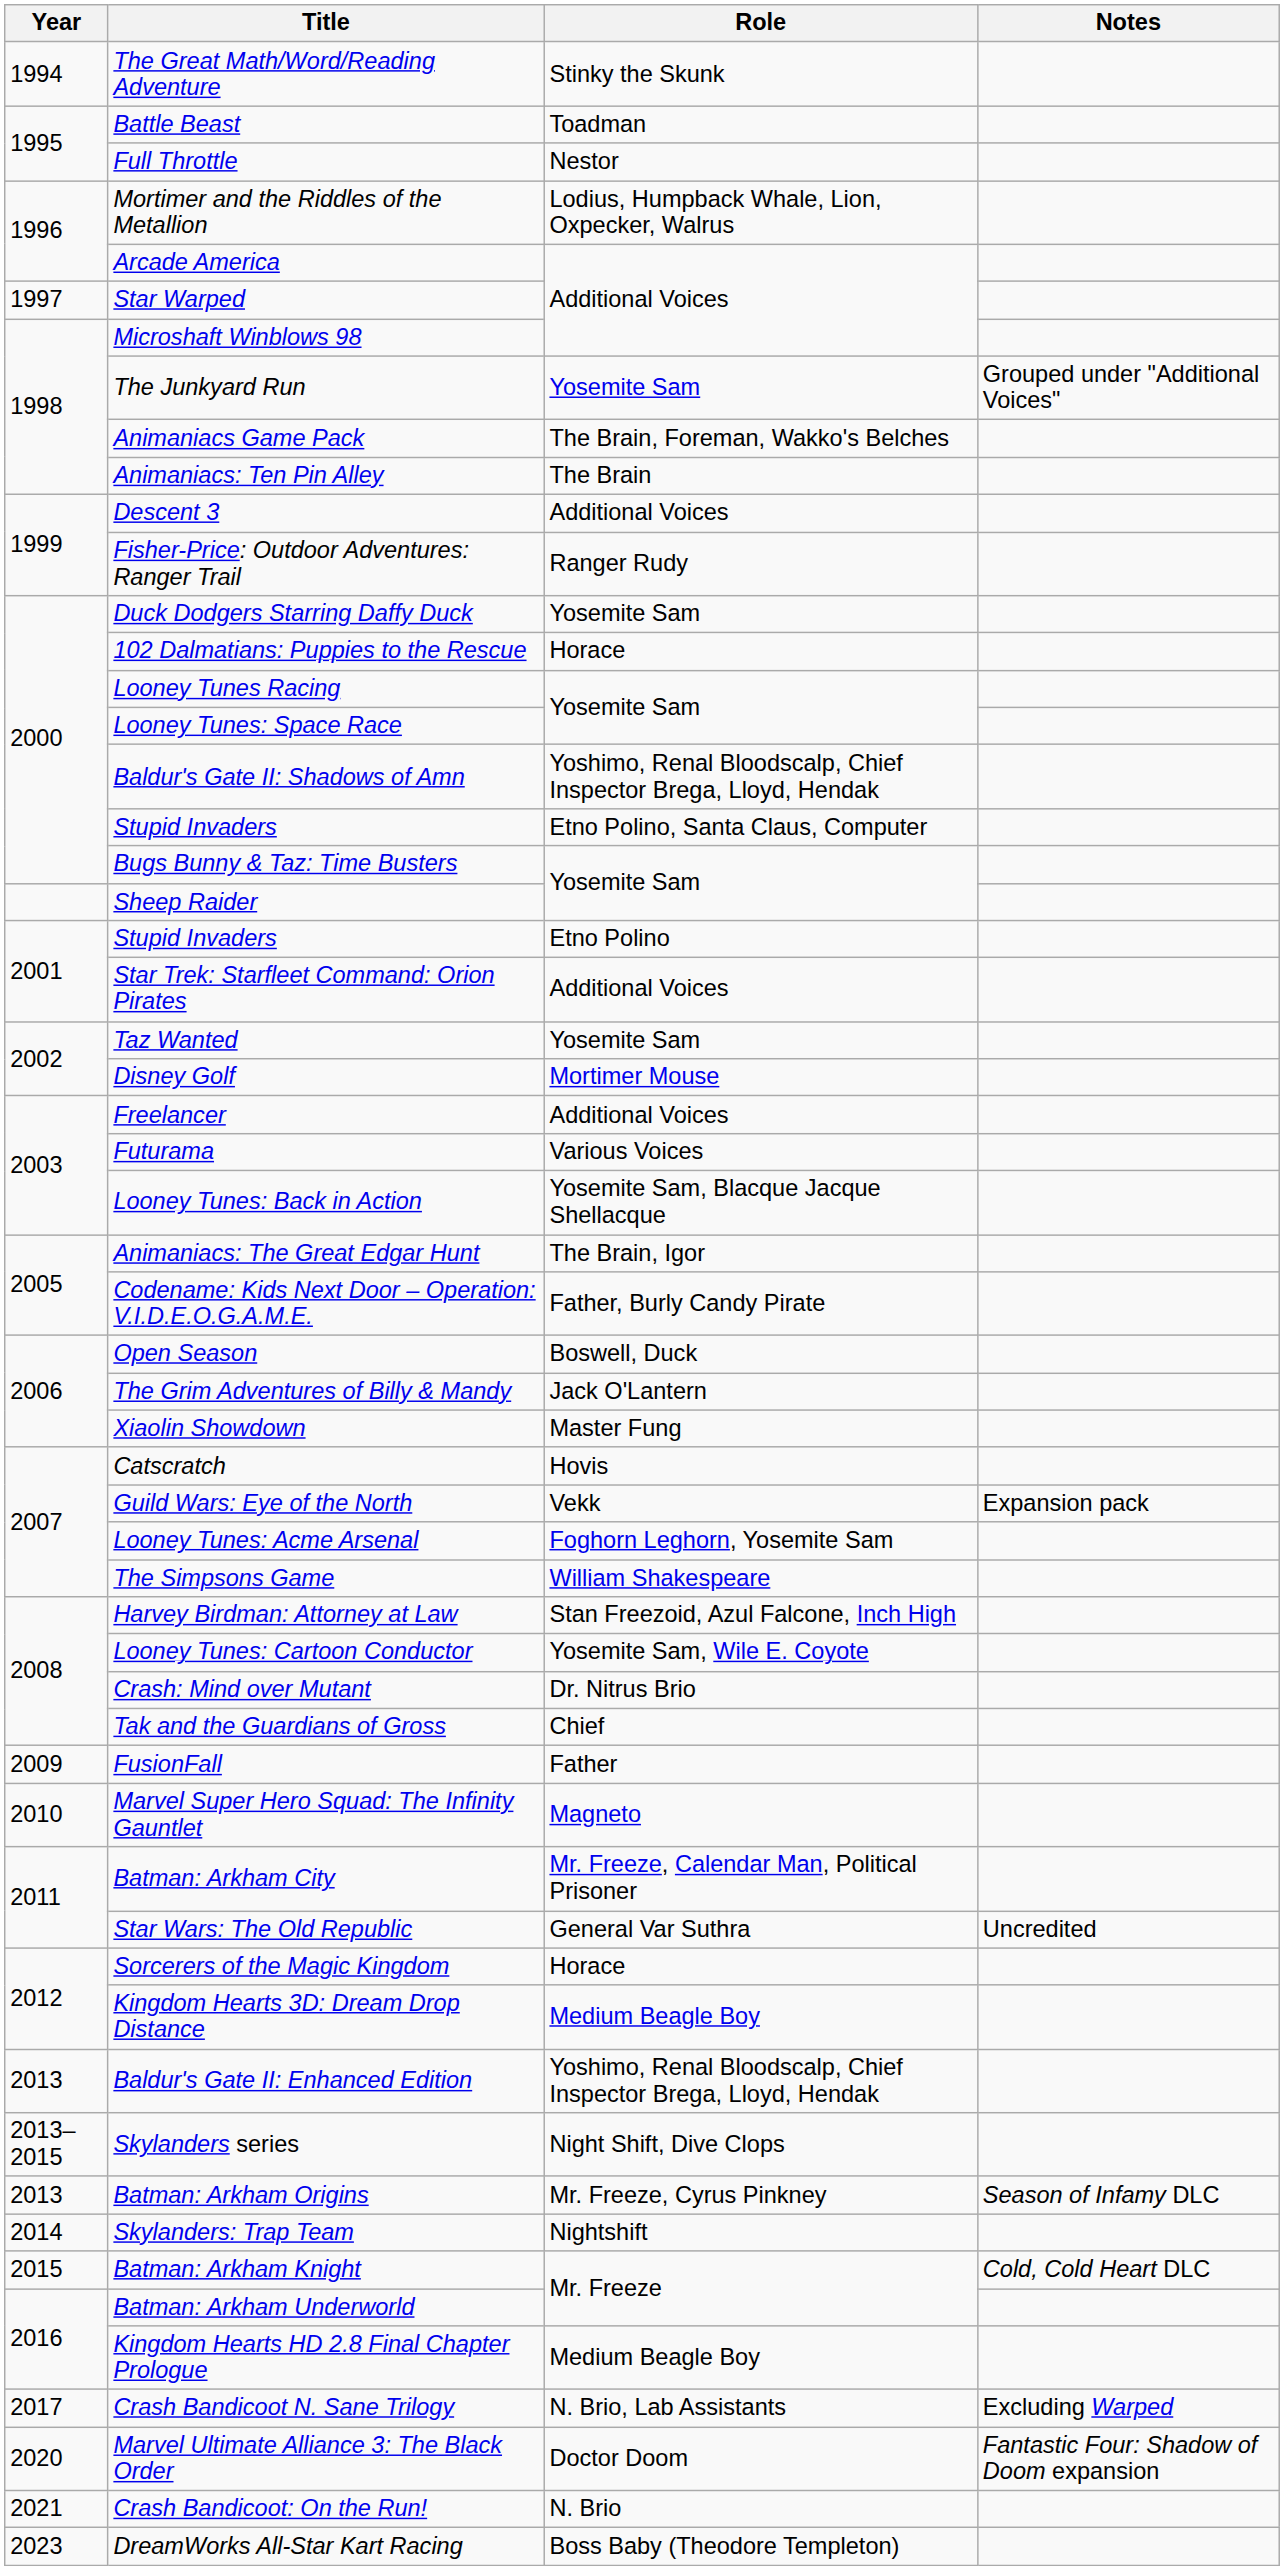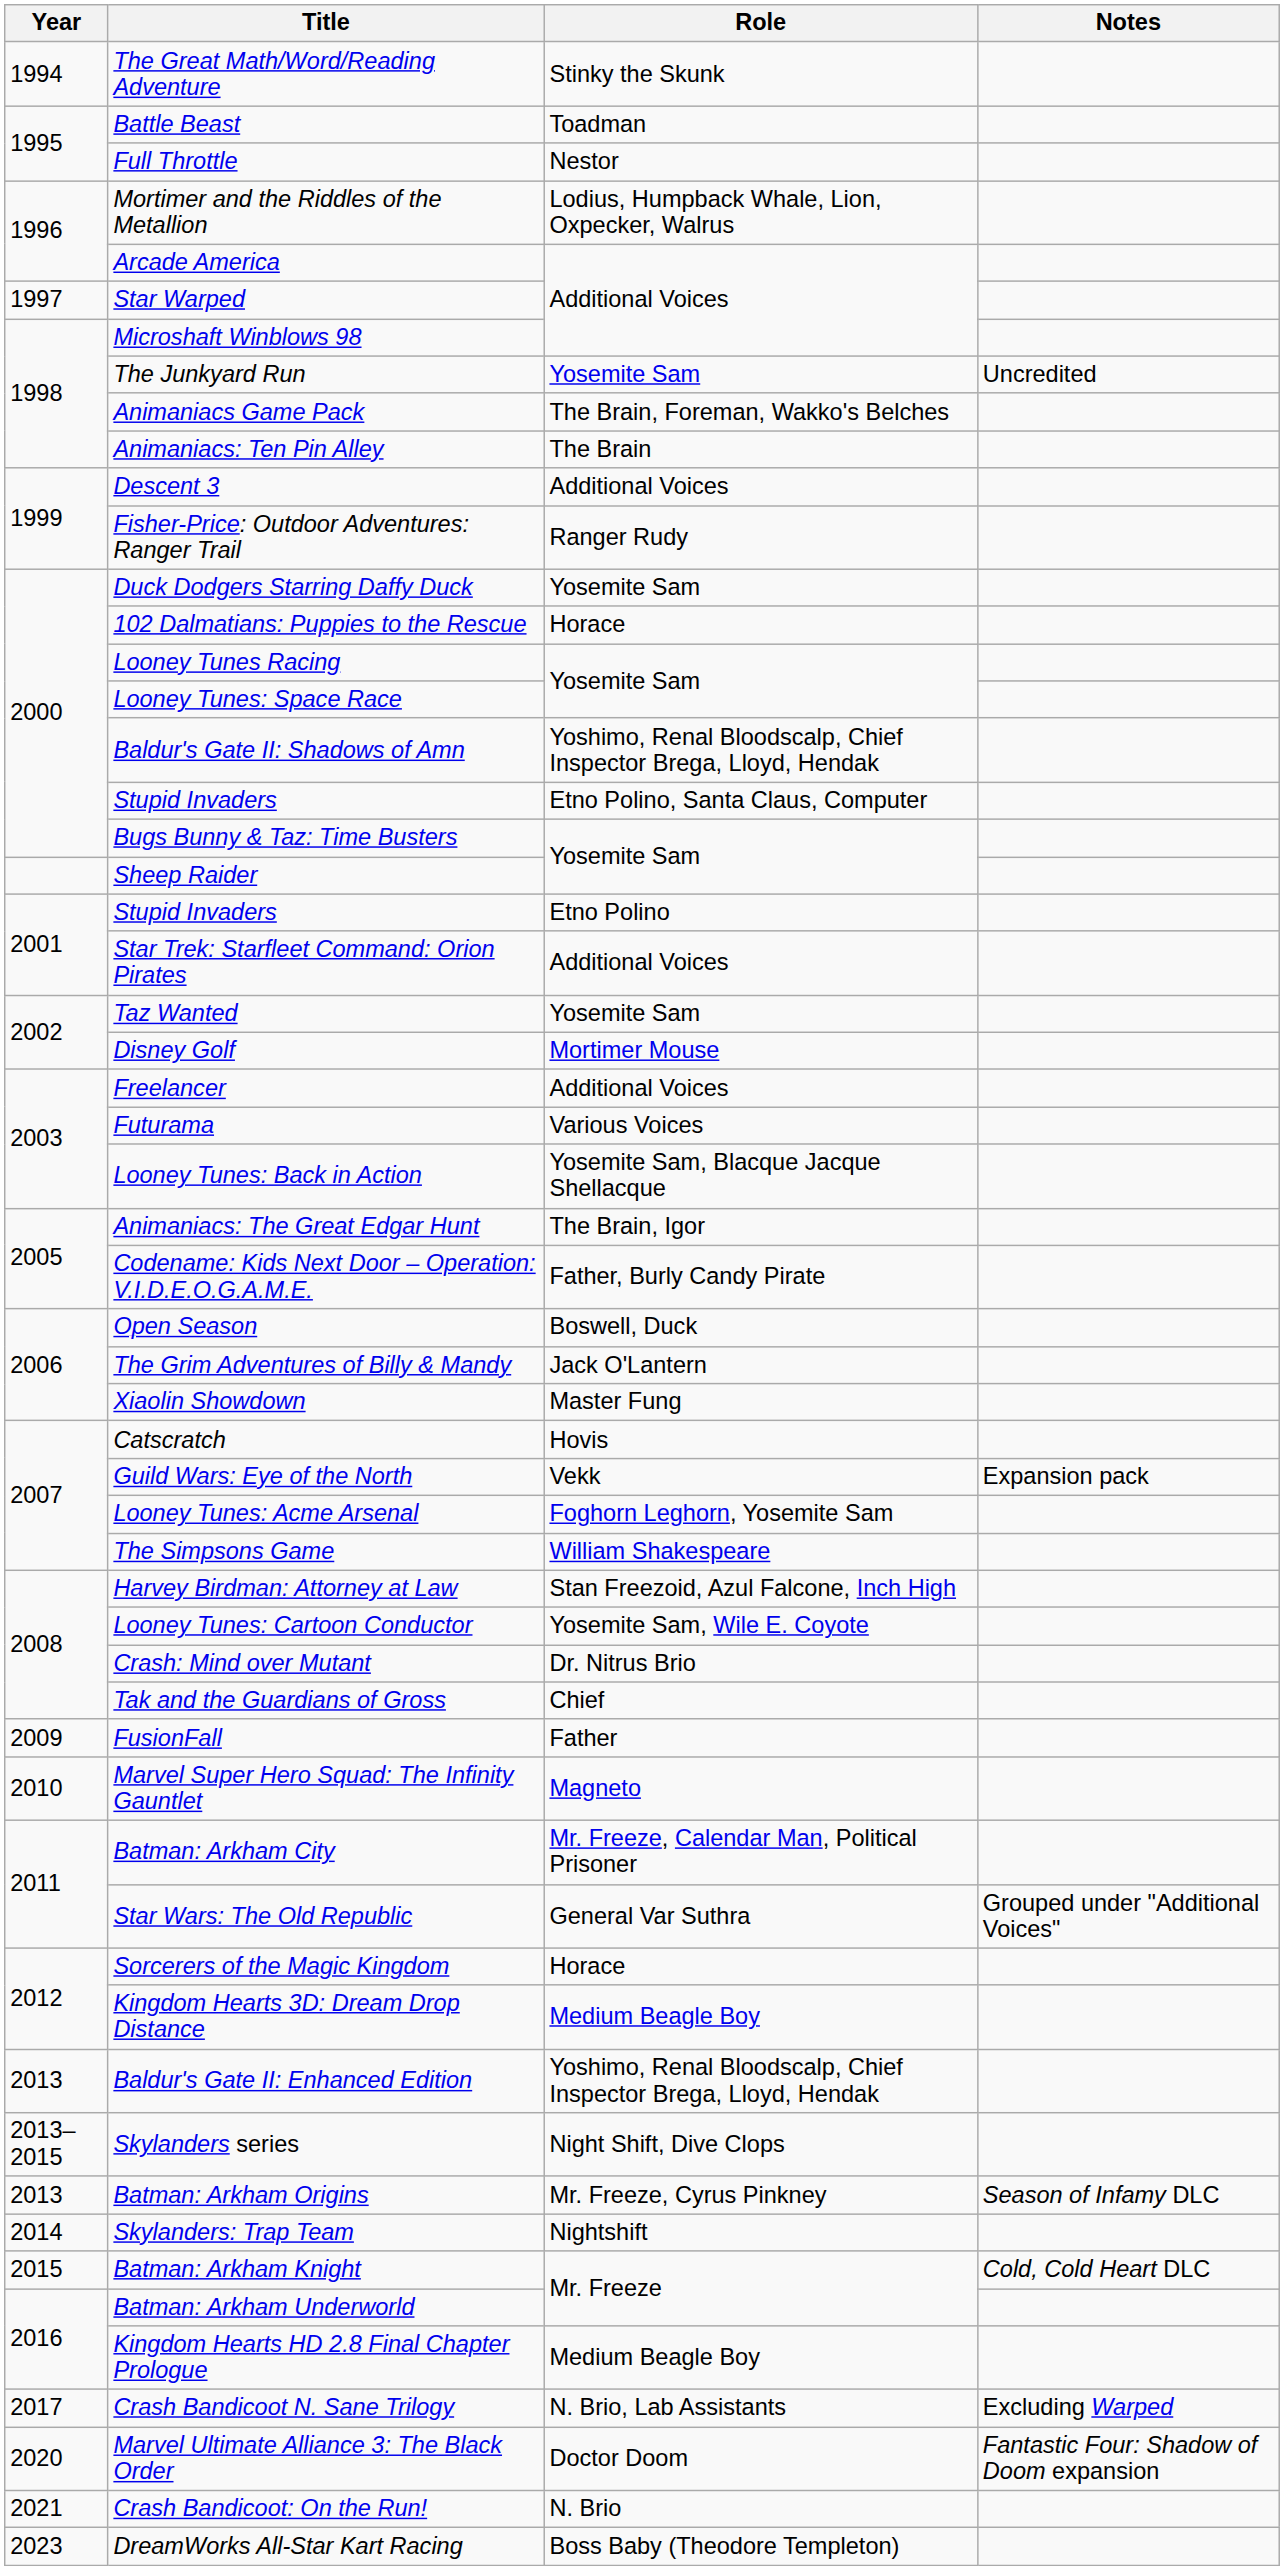(1121, 387) Grouped under "Additional Voices" -> (1040, 374) Uncredited
(1040, 1929) Uncredited -> (1121, 1915) Grouped under "Additional Voices"
